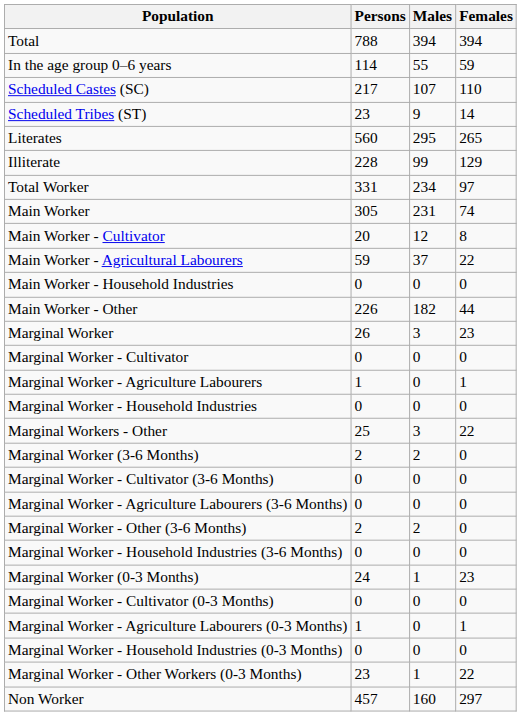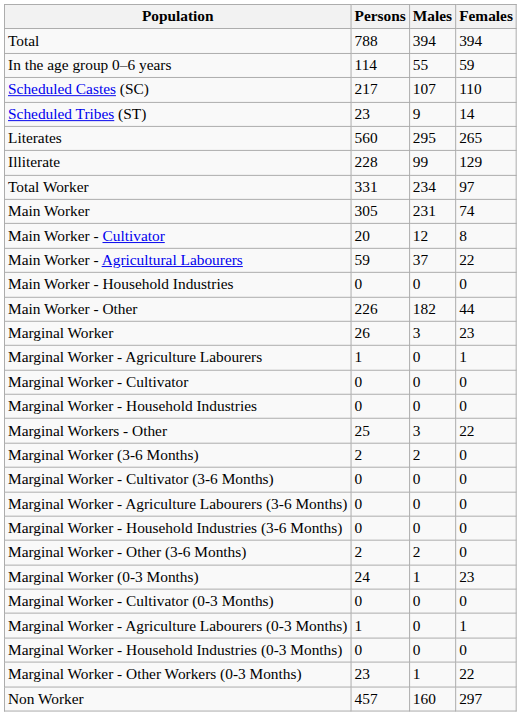rows swapped: (98, 357) <-> (135, 382)
rows swapped: (175, 552) <-> (127, 528)
